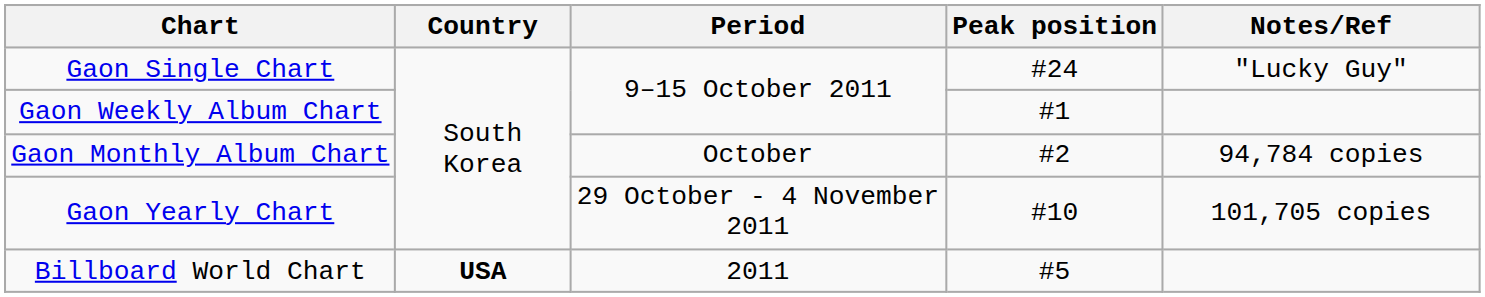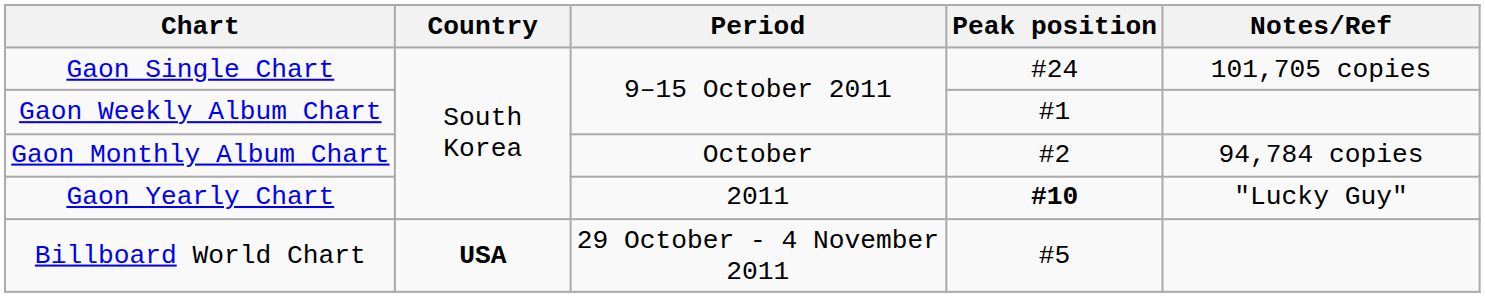(1321, 69) "Lucky Guy" -> (1321, 69) 101,705 copies
(758, 213) 29 October - 4 November 2011 -> (758, 198) 2011
(1055, 213) normal -> (1055, 198) bold
(1321, 213) 101,705 copies -> (1321, 198) "Lucky Guy"
(758, 271) 2011 -> (758, 256) 29 October - 4 November 2011
